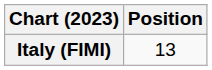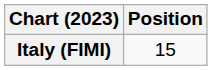(165, 49) 13 -> (165, 49) 15
